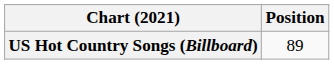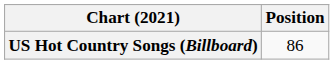(295, 45) 89 -> (295, 45) 86
